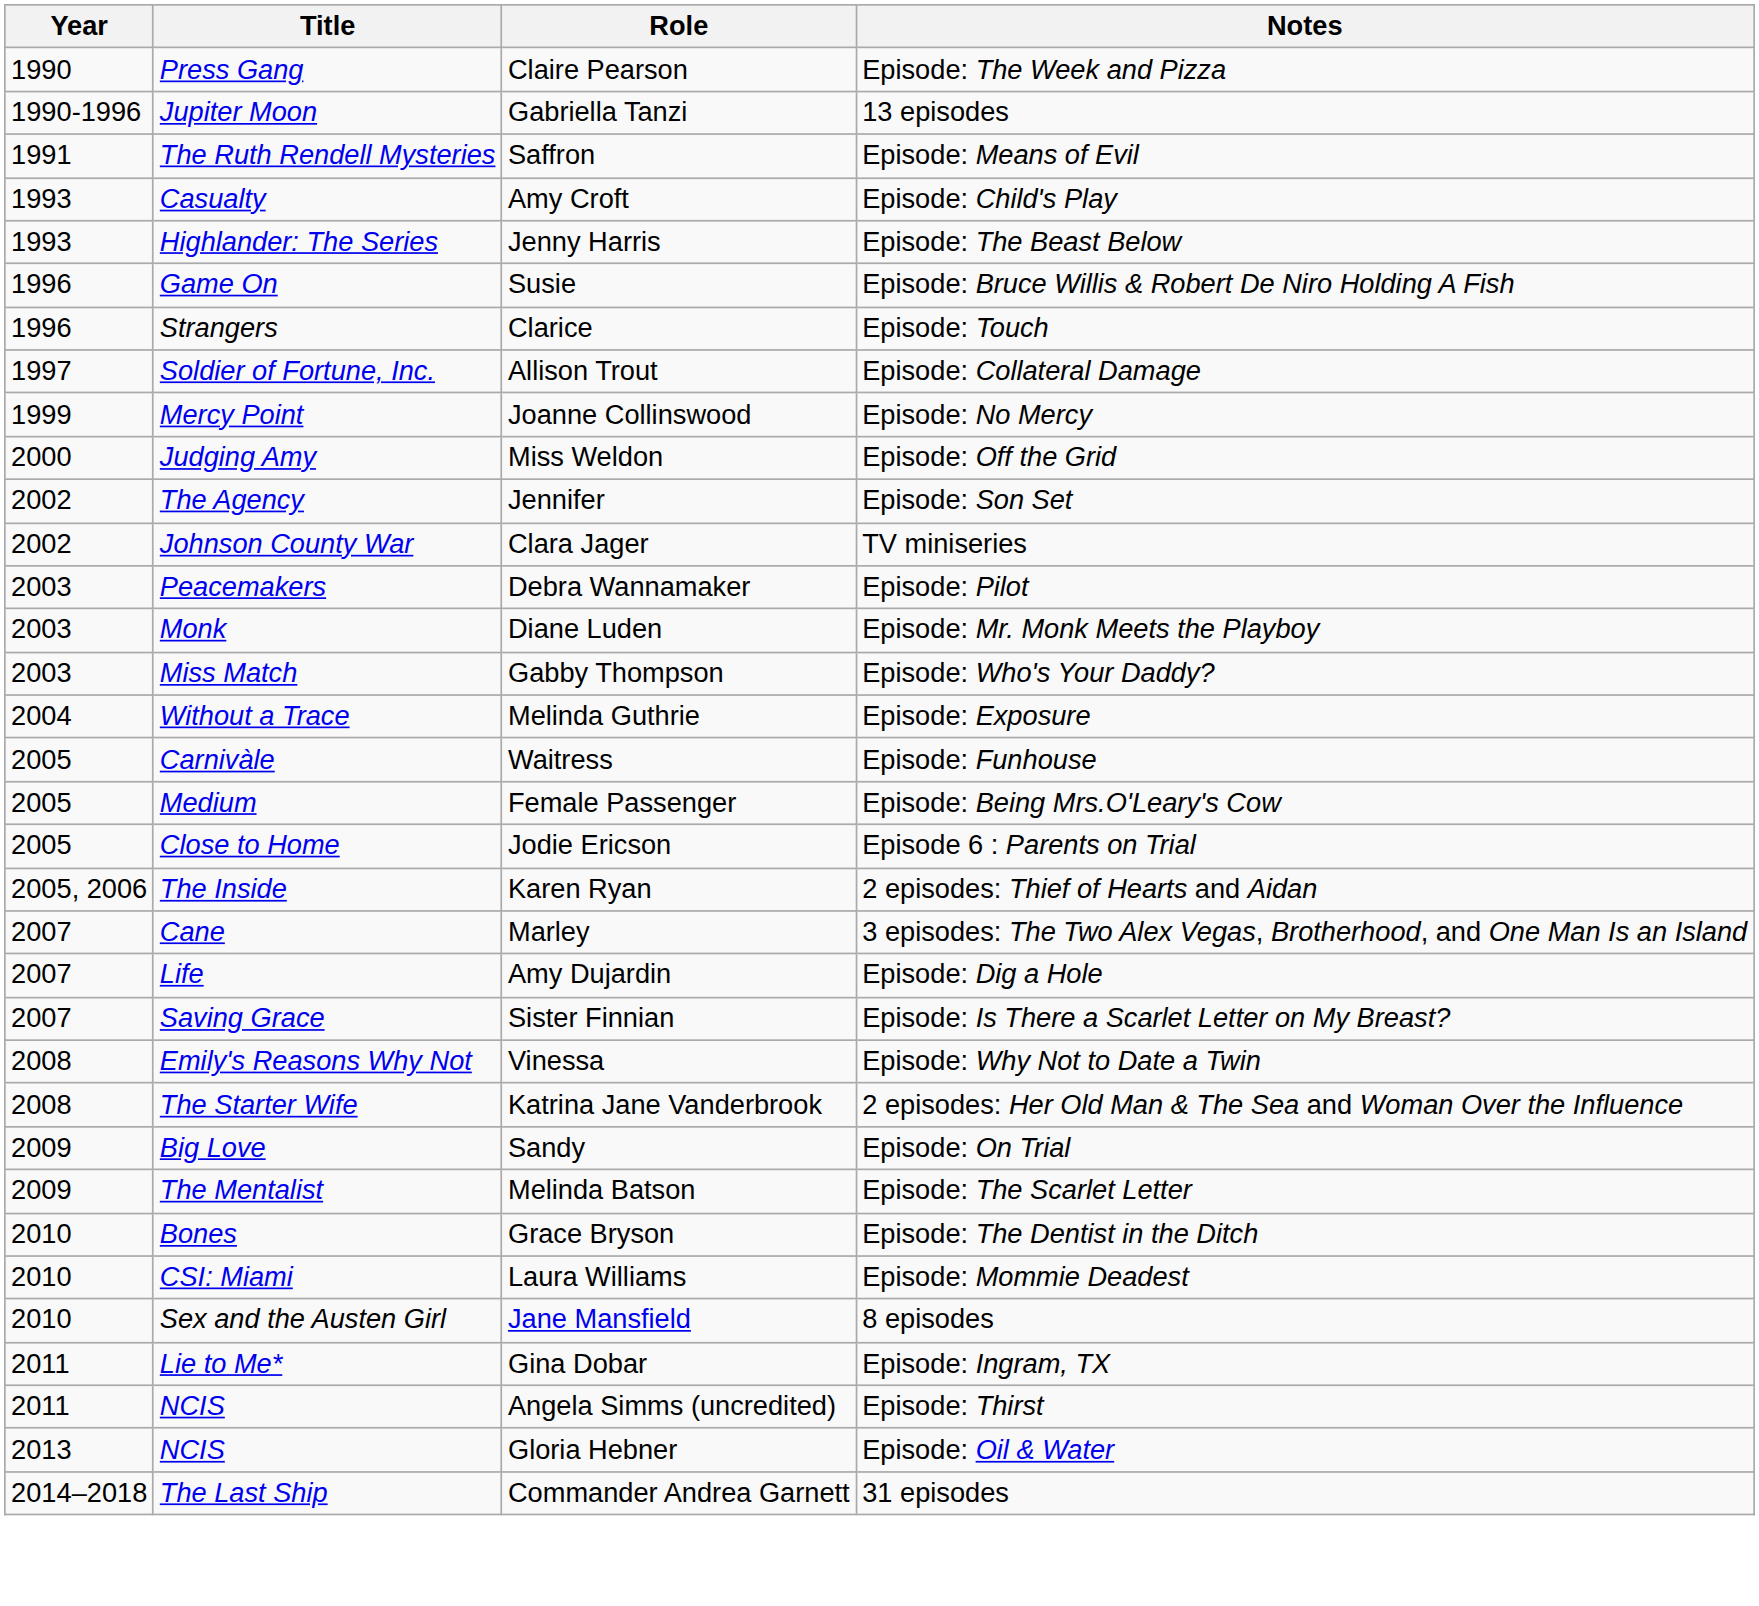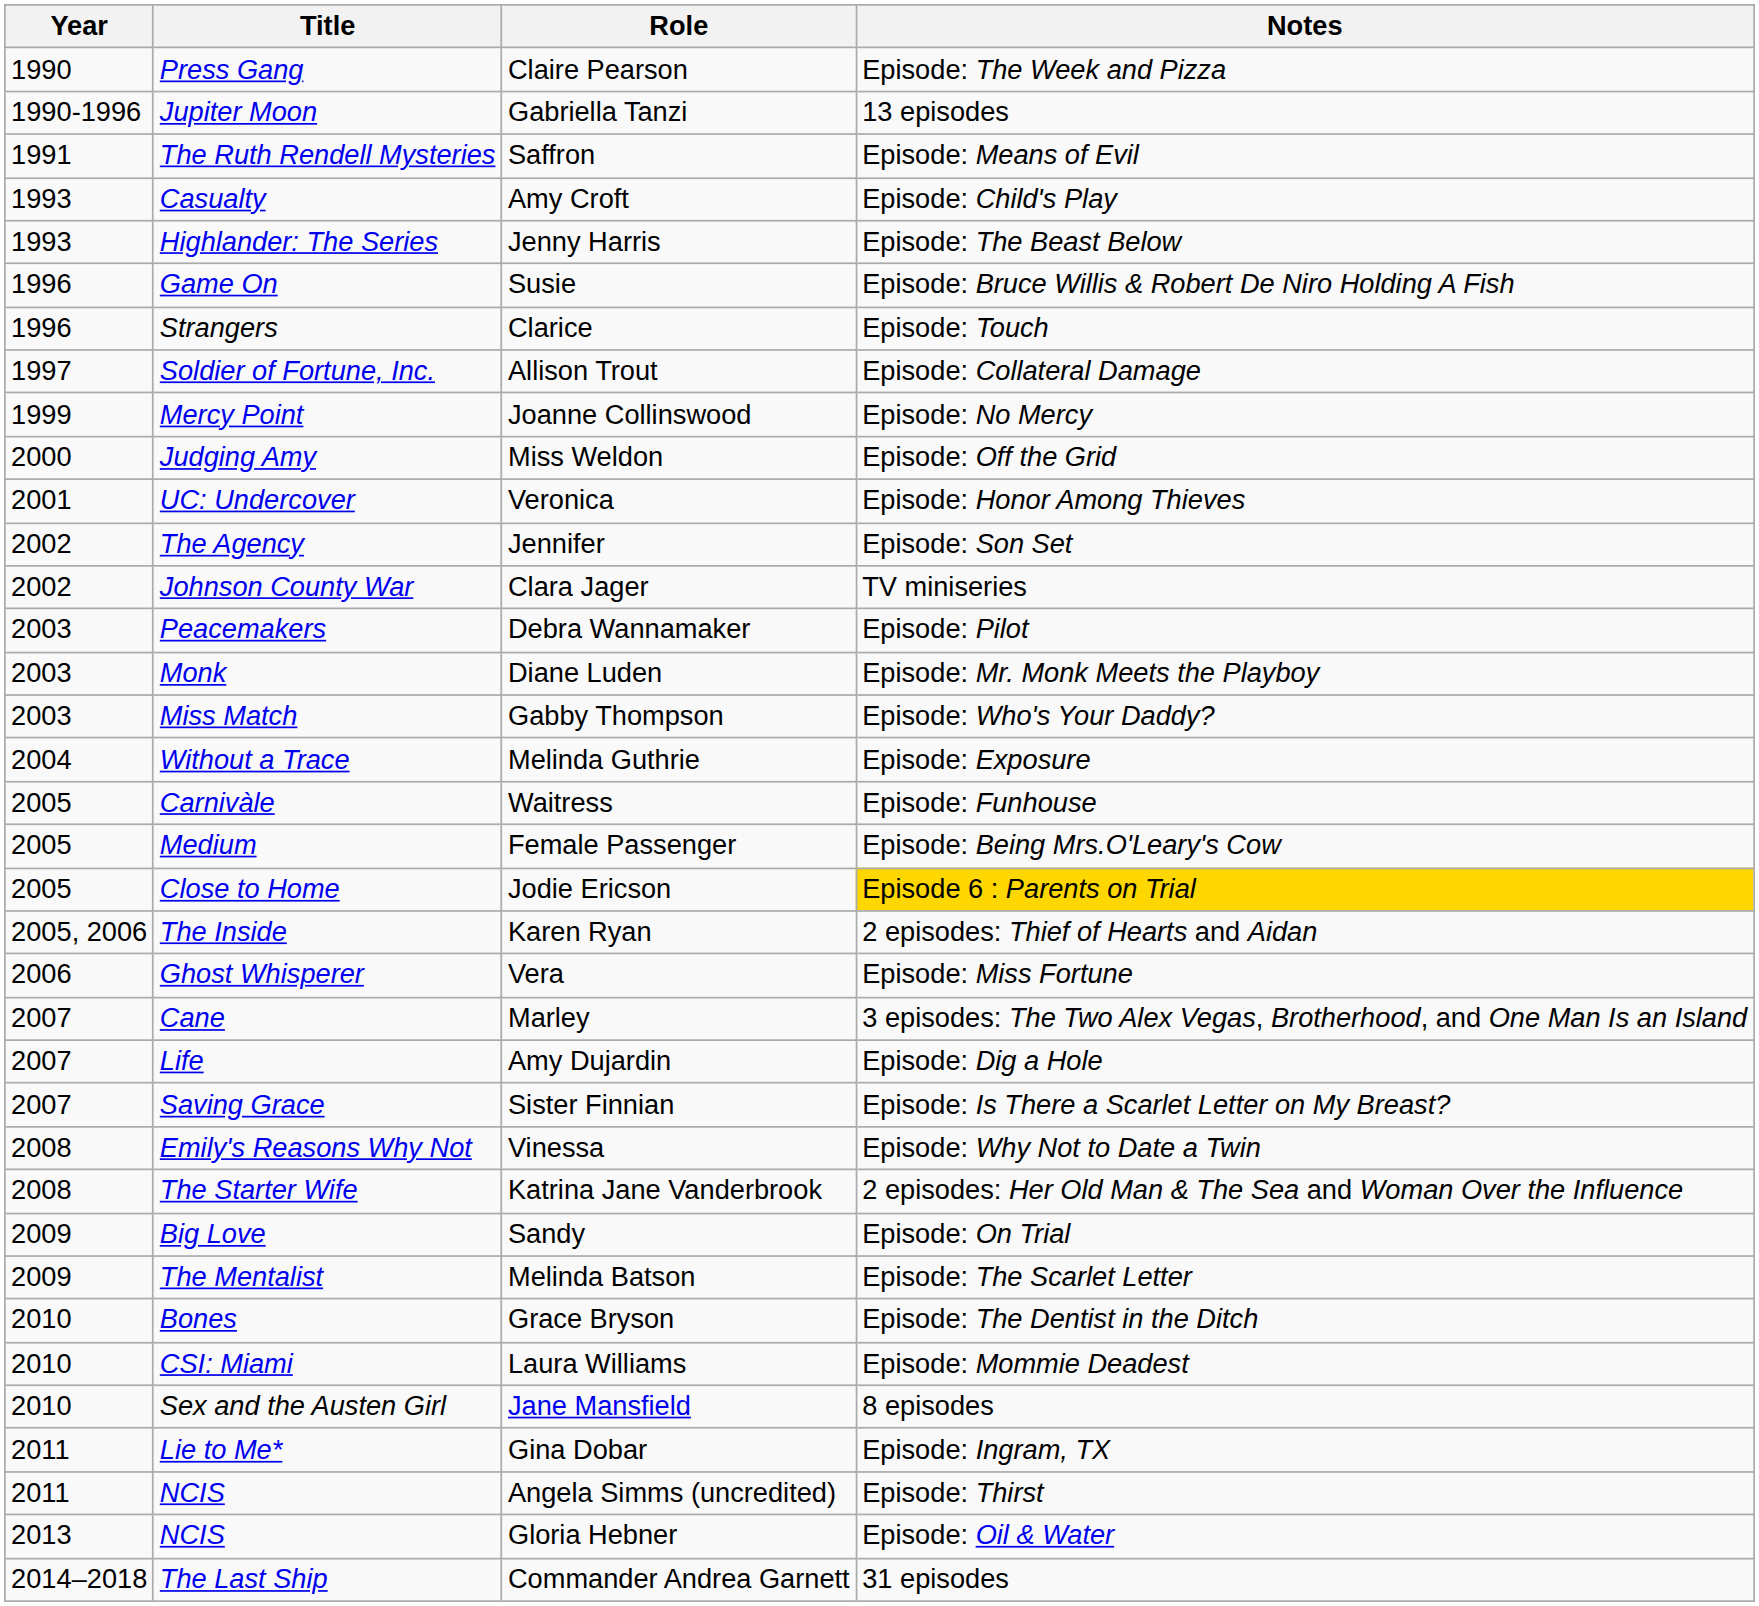+ row: (561, 500)
(1029, 845) no background -> (1029, 888) gold background
+ row: (536, 975)
